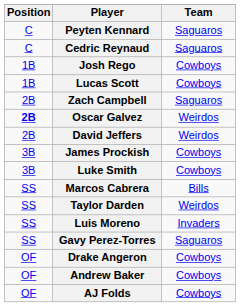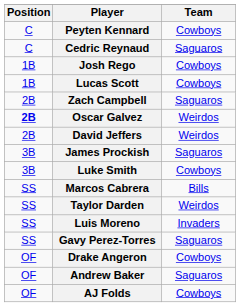(199, 30) Saguaros -> (199, 30) Cowboys
(199, 153) Cowboys -> (199, 153) Saguaros
(199, 275) Cowboys -> (199, 275) Saguaros
